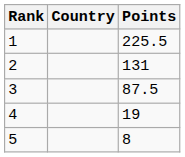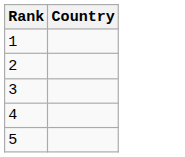- column: (149, 17)
